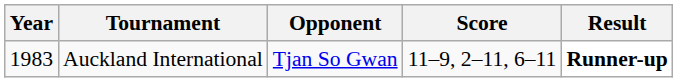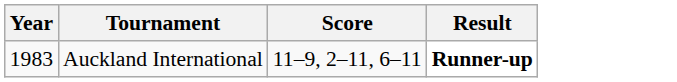- column: (335, 22)
